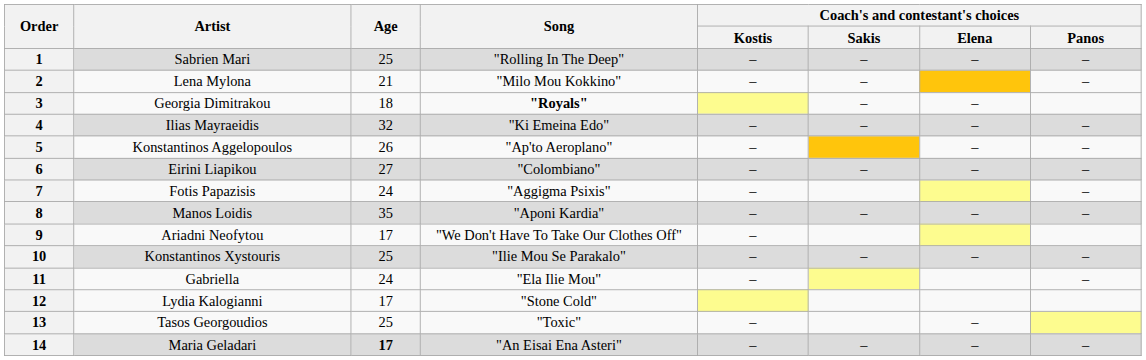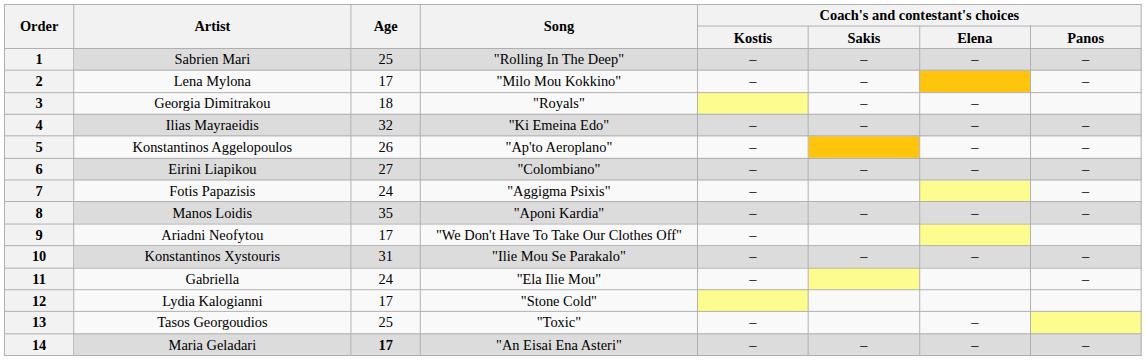(386, 81) 21 -> (386, 81) 17
(559, 103) bold -> (559, 103) normal
(386, 257) 25 -> (386, 257) 31
